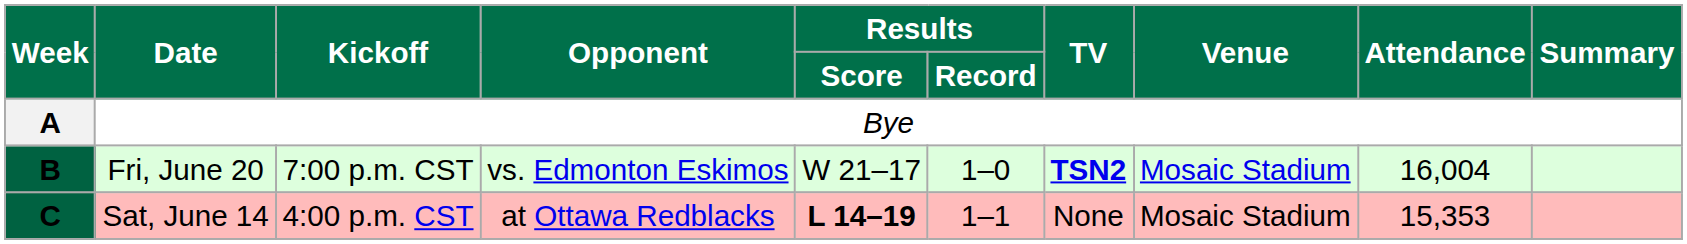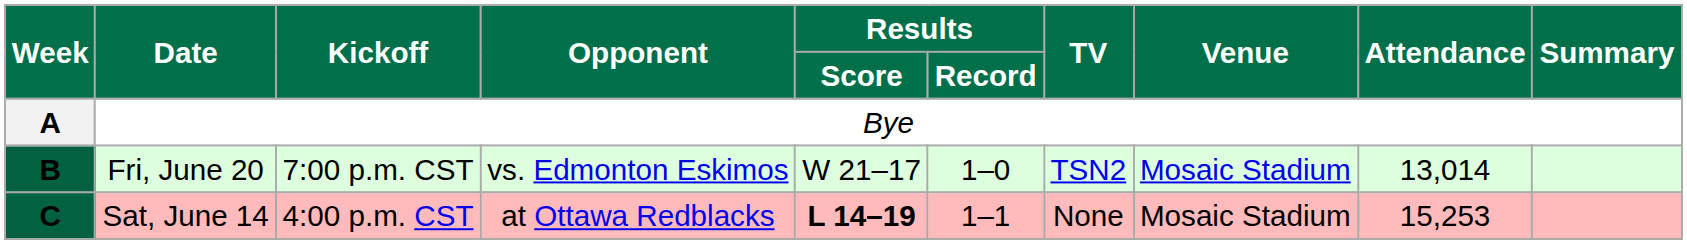(1088, 169) bold -> (1088, 169) normal
(1445, 169) 16,004 -> (1445, 169) 13,014
(1445, 216) 15,353 -> (1445, 216) 15,253
